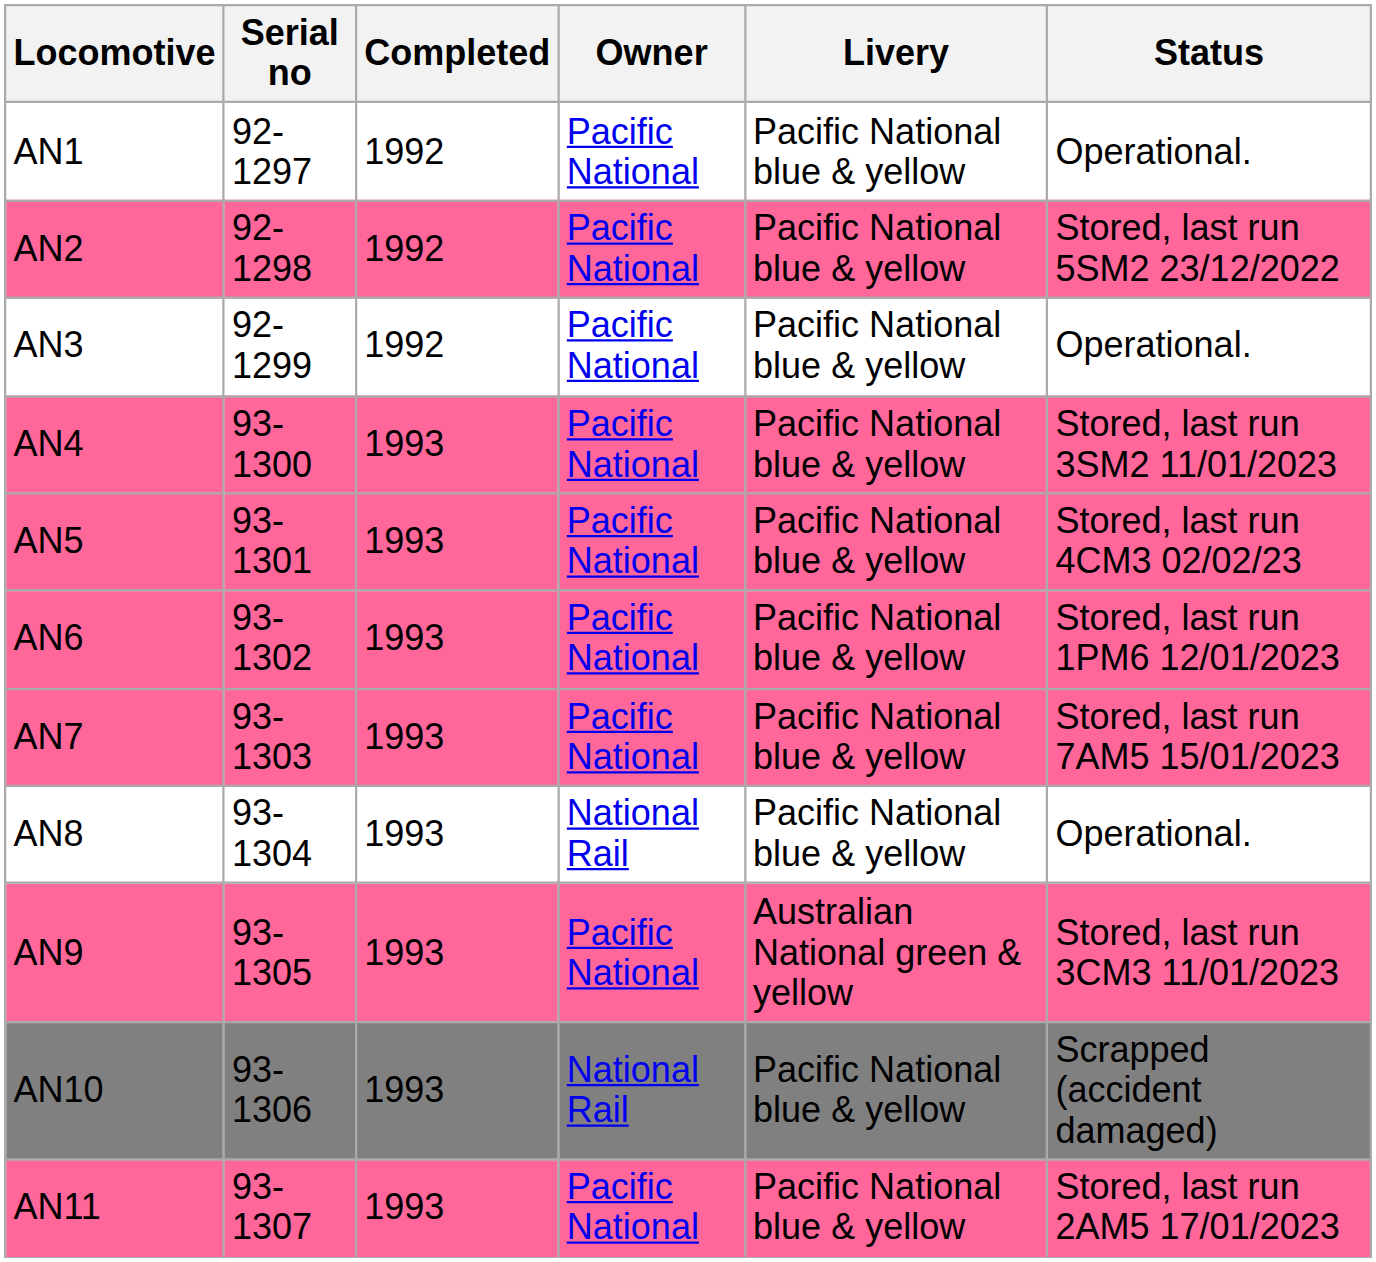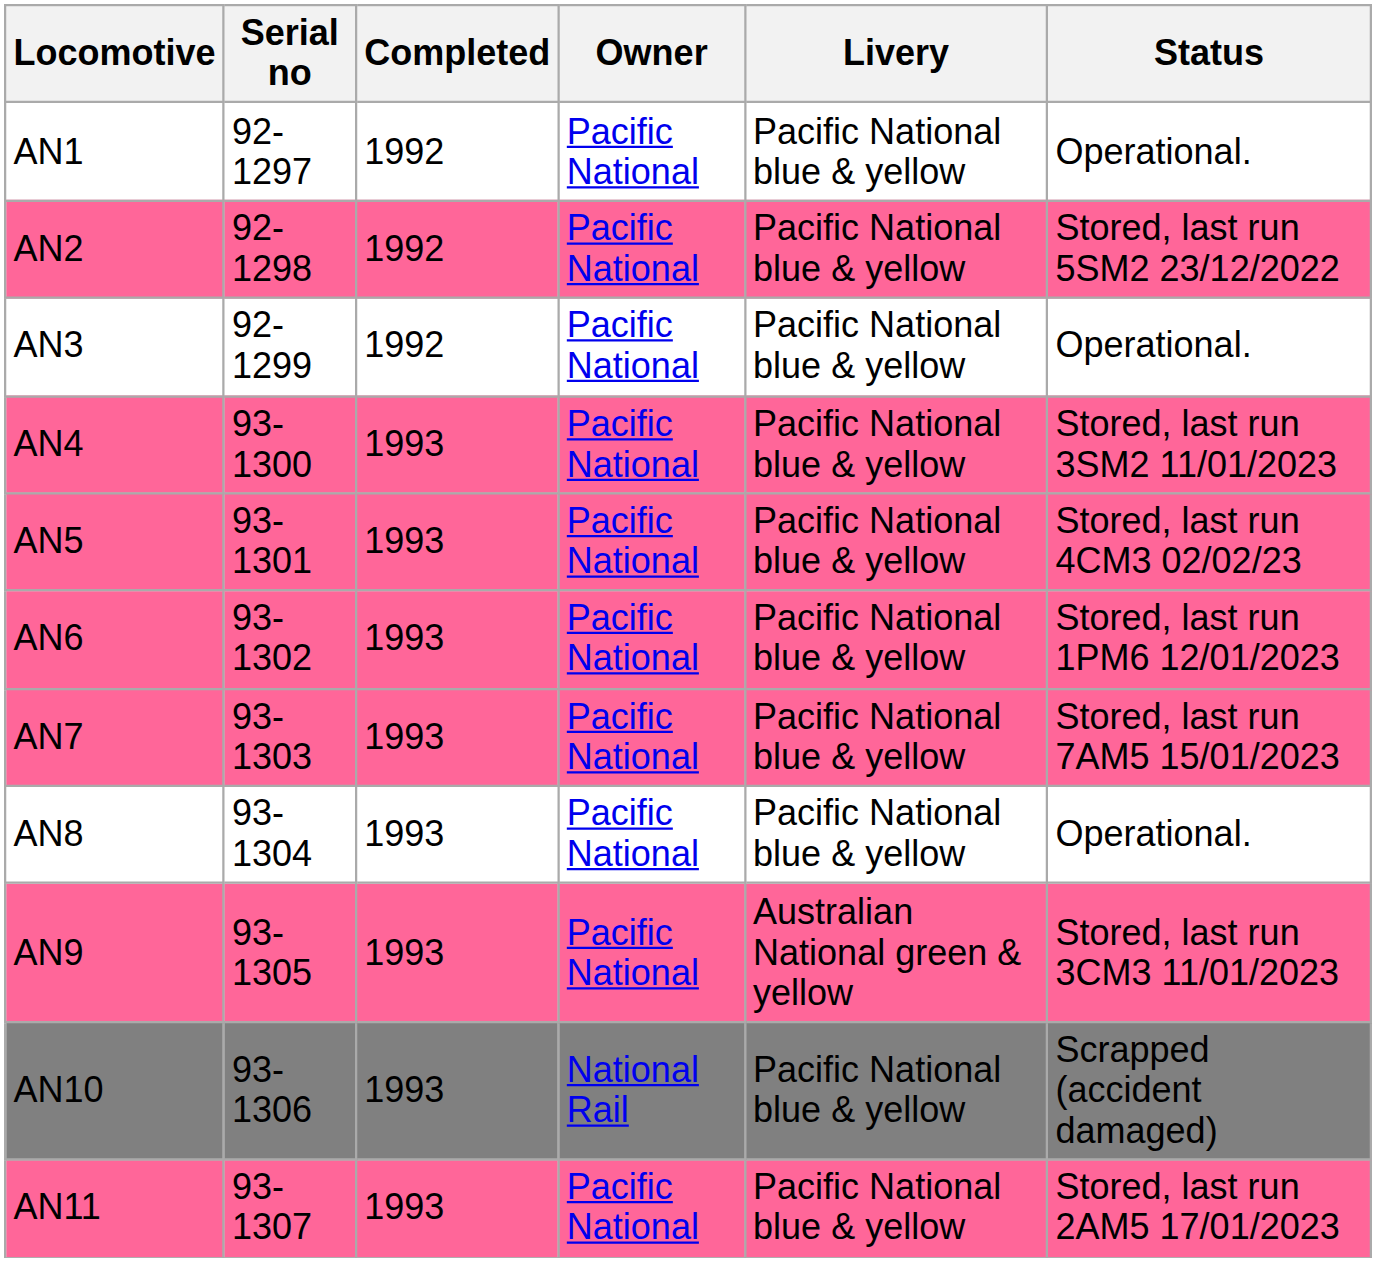(633, 834) National Rail -> (633, 834) Pacific National
